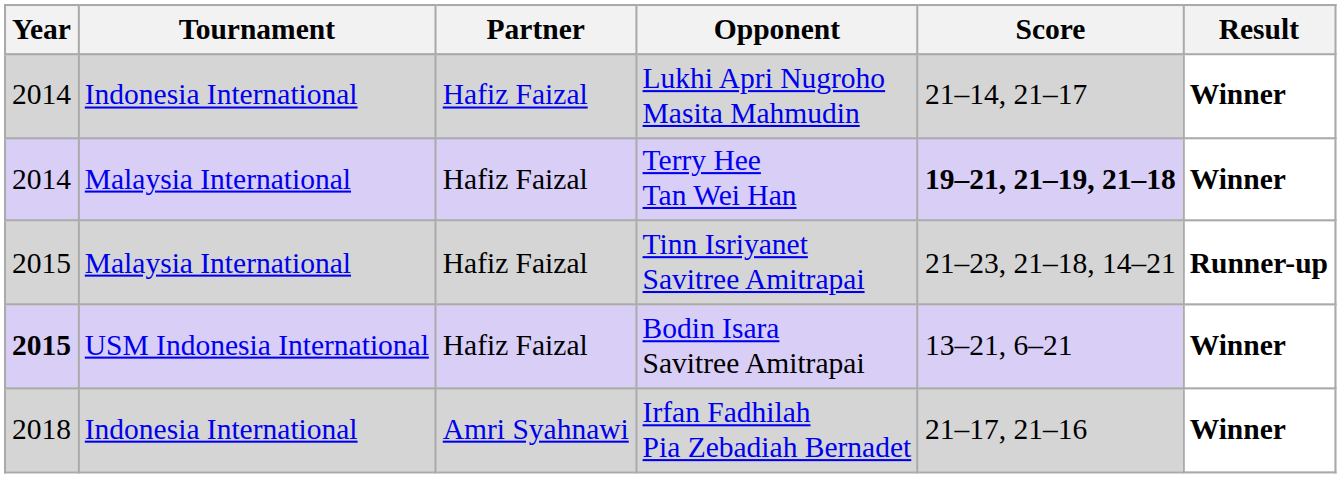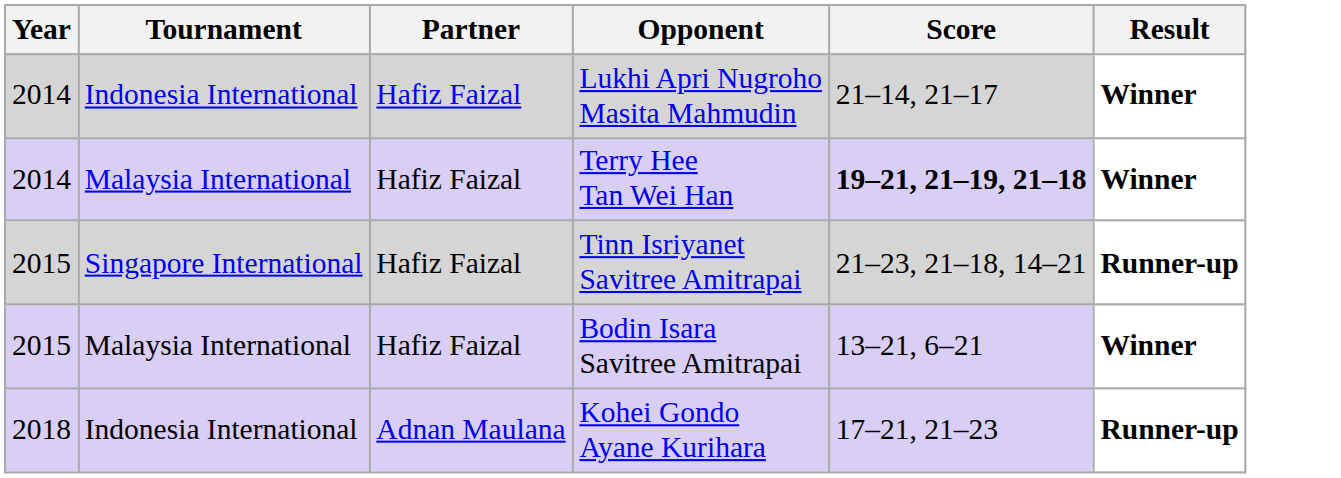(218, 262) Malaysia International -> (224, 262) Singapore International
(41, 345) bold -> (41, 345) normal
(257, 345) USM Indonesia International -> (218, 345) Malaysia International
- row: (777, 429)
+ row: (673, 429)
